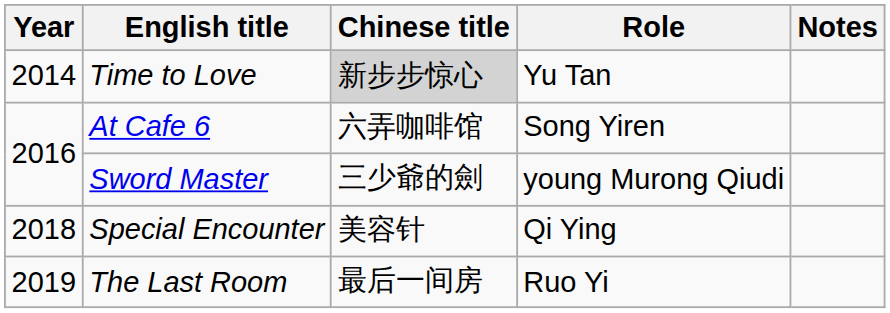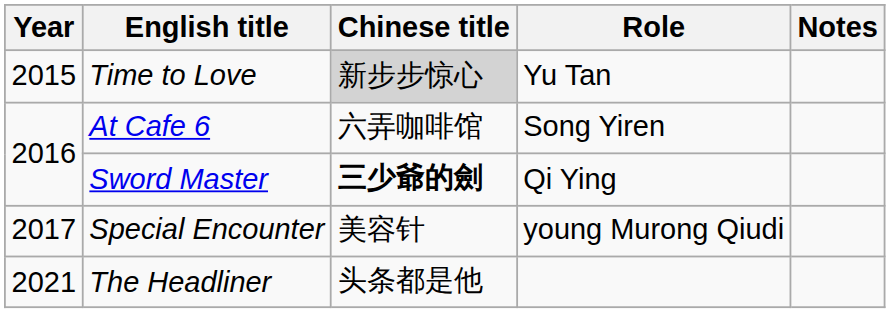(44, 76) 2014 -> (44, 76) 2015
(410, 177) normal -> (410, 177) bold
(654, 178) young Murong Qiudi -> (570, 178) Qi Ying
(44, 230) 2018 -> (44, 230) 2017
(570, 230) Qi Ying -> (654, 230) young Murong Qiudi
- row: (188, 281)
+ row: (180, 281)
